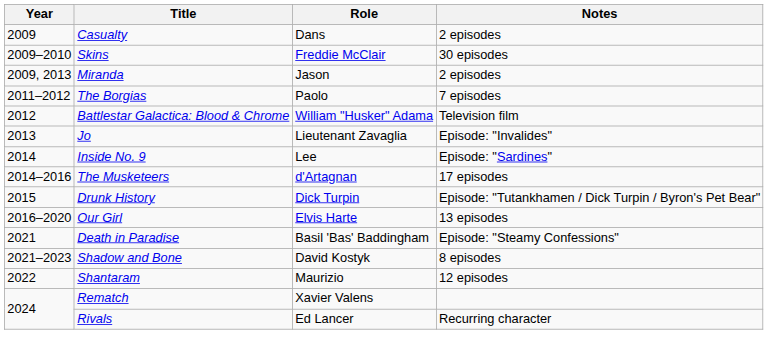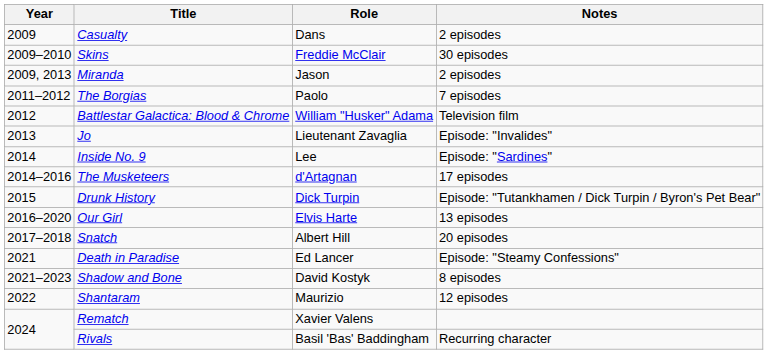+ row: (97, 237)
(362, 237) Basil 'Bas' Baddingham -> (324, 258) Ed Lancer
(324, 319) Ed Lancer -> (362, 339) Basil 'Bas' Baddingham
